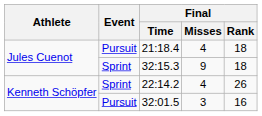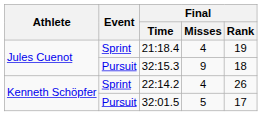(119, 48) Pursuit -> (116, 48) Sprint
(241, 48) 18 -> (241, 48) 19
(116, 66) Sprint -> (119, 66) Pursuit
(203, 102) 3 -> (203, 102) 5
(241, 102) 16 -> (241, 102) 17
